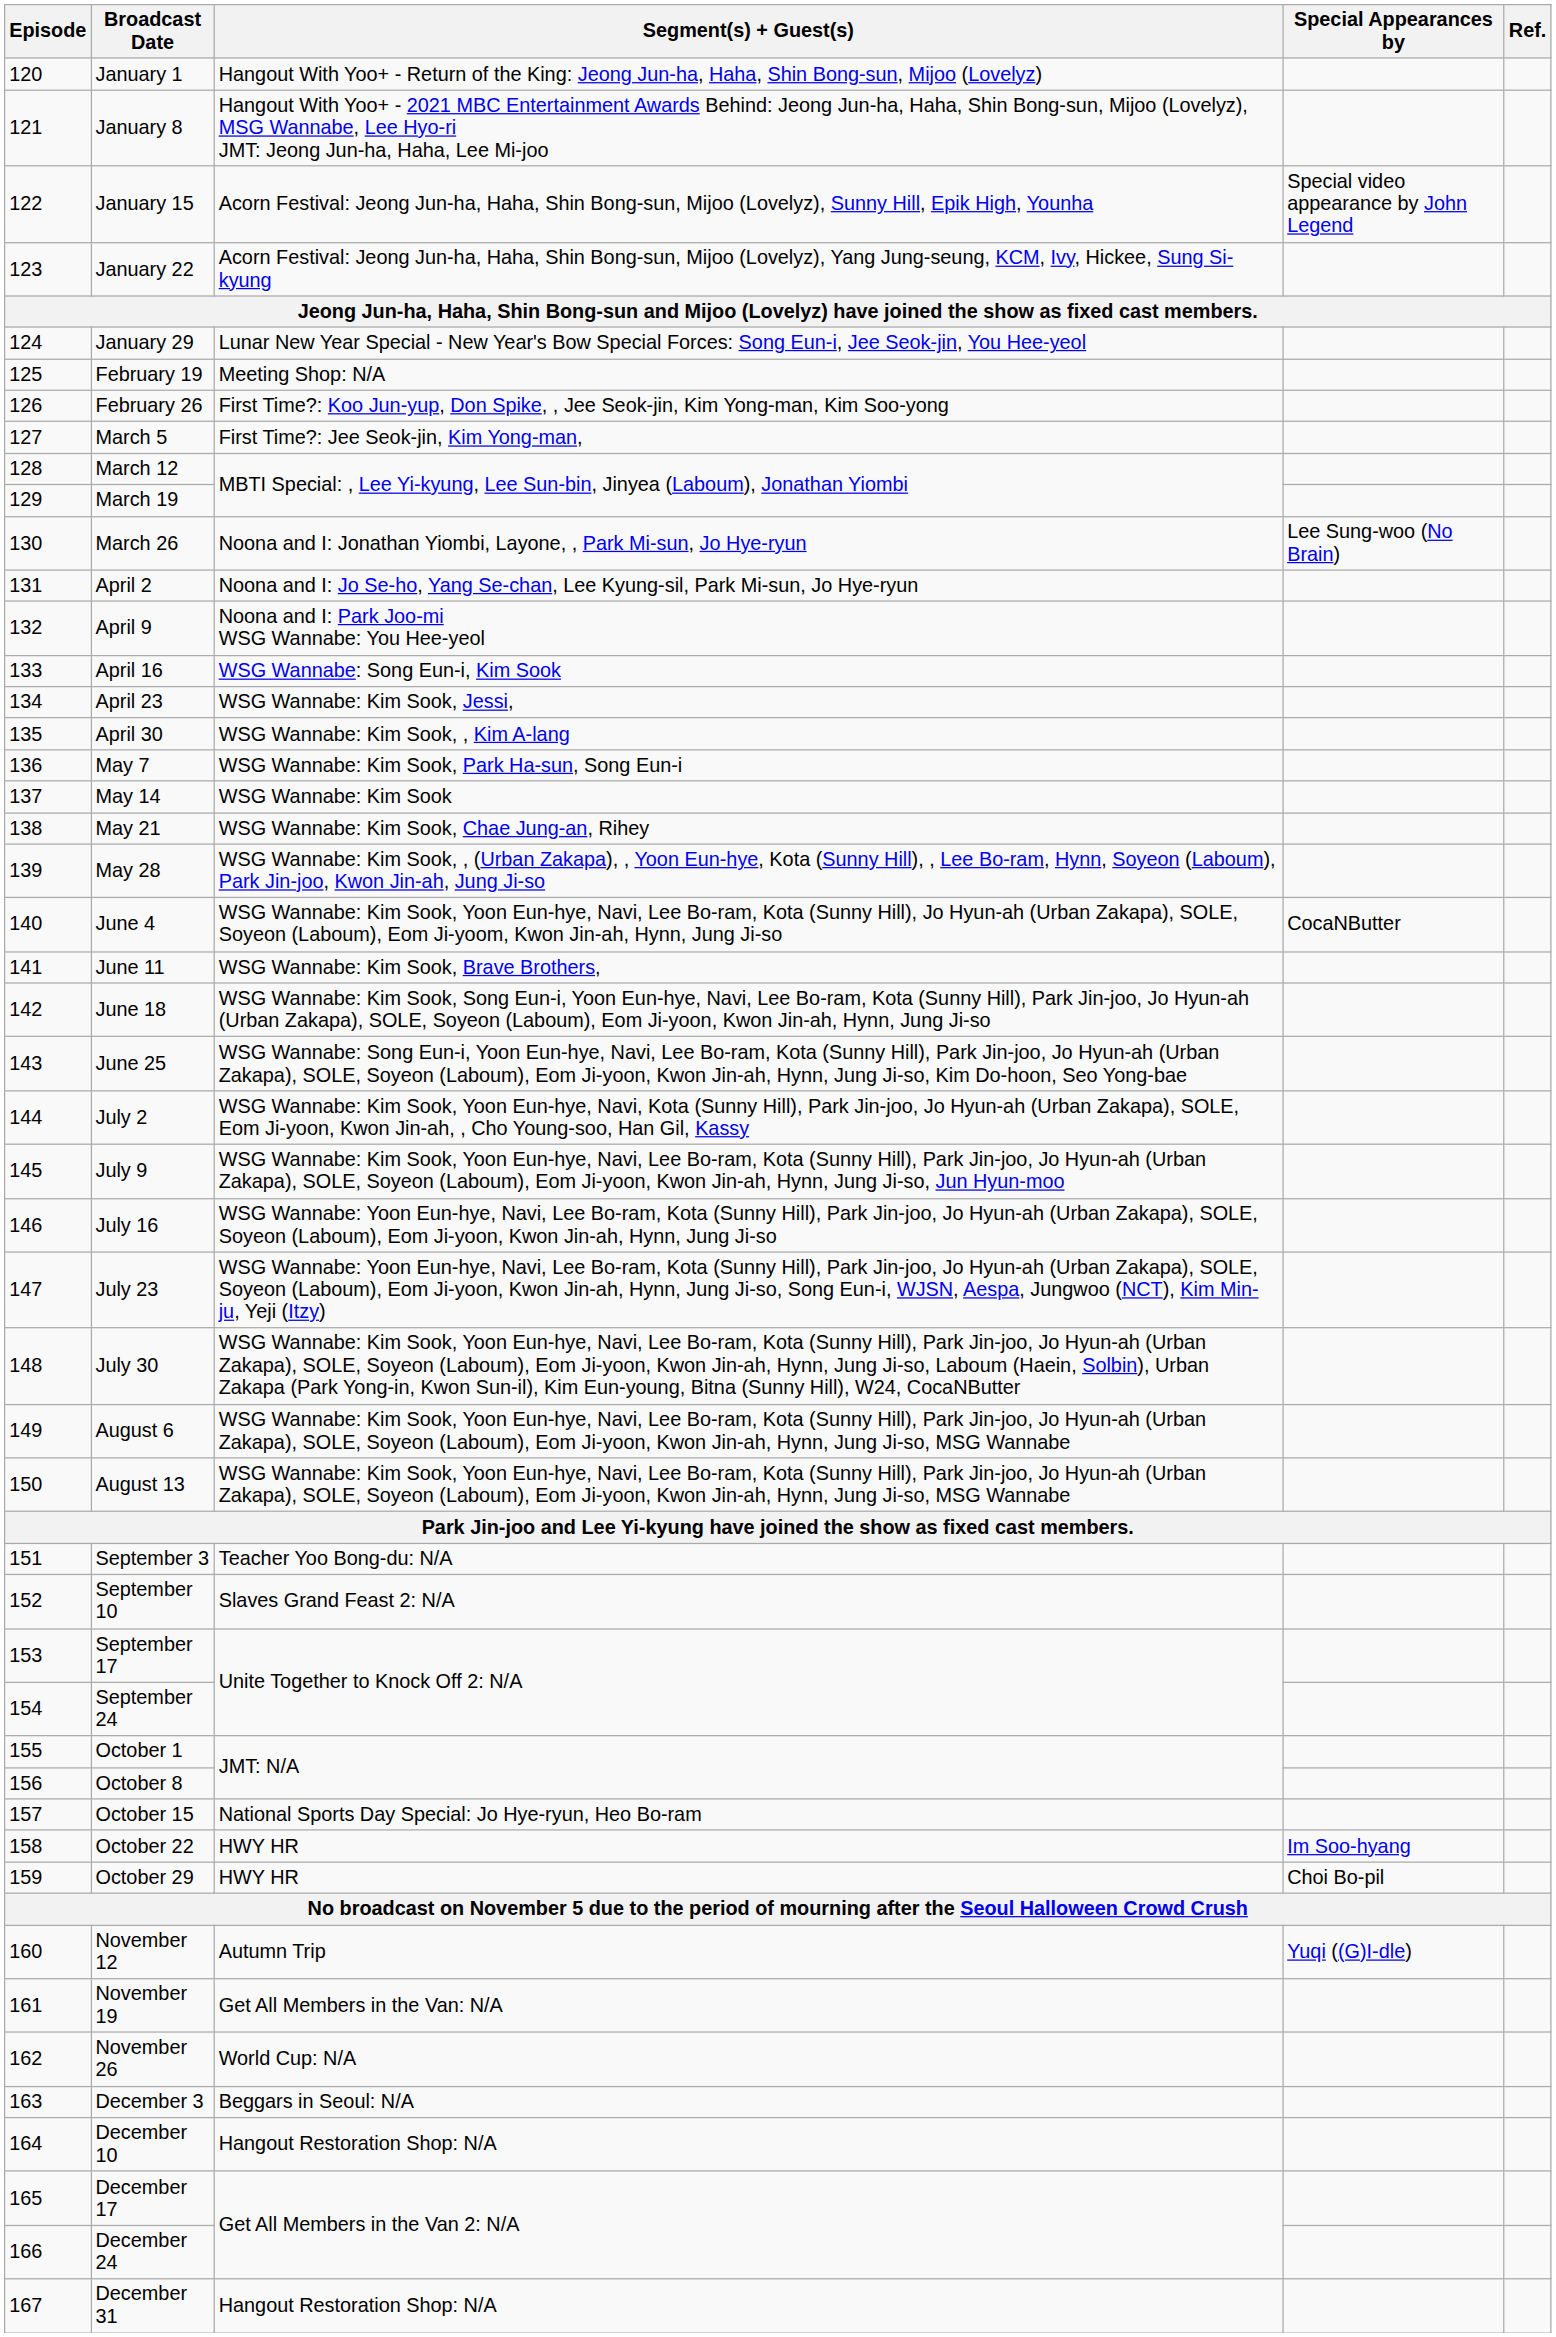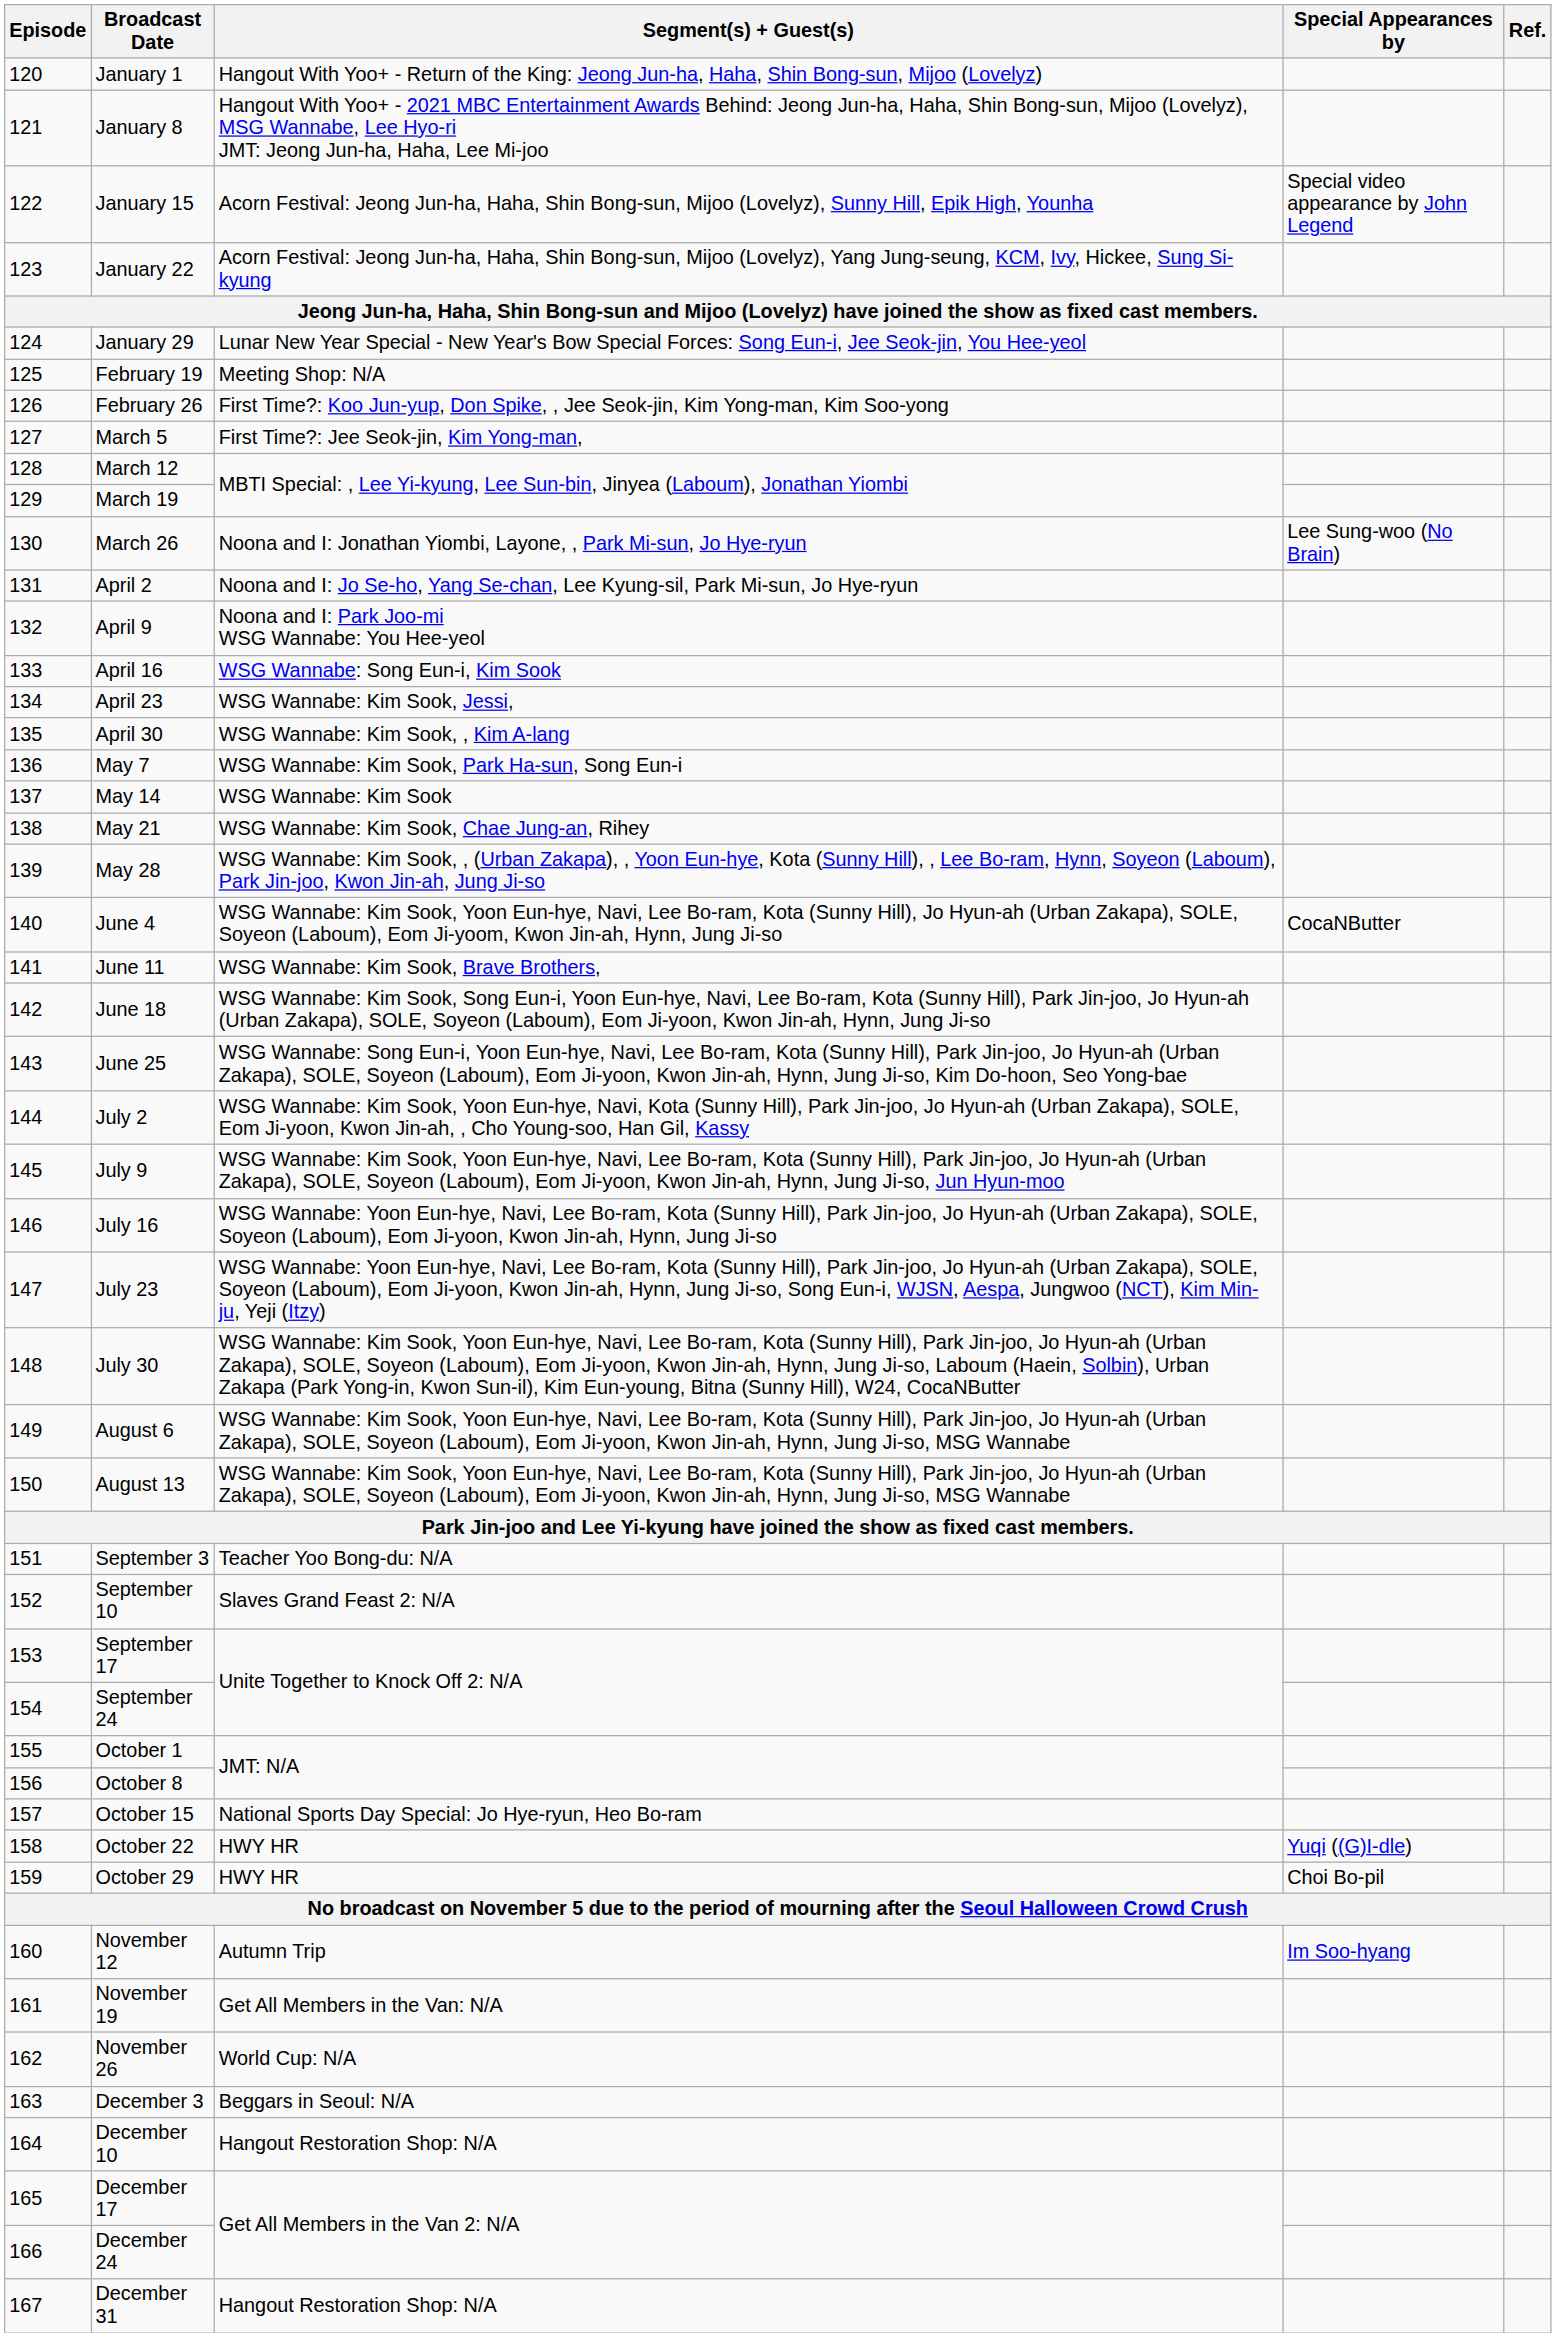(1349, 1845) Im Soo-hyang -> (1349, 1845) Yuqi ((G)I-dle)
(1349, 1951) Yuqi ((G)I-dle) -> (1349, 1951) Im Soo-hyang
